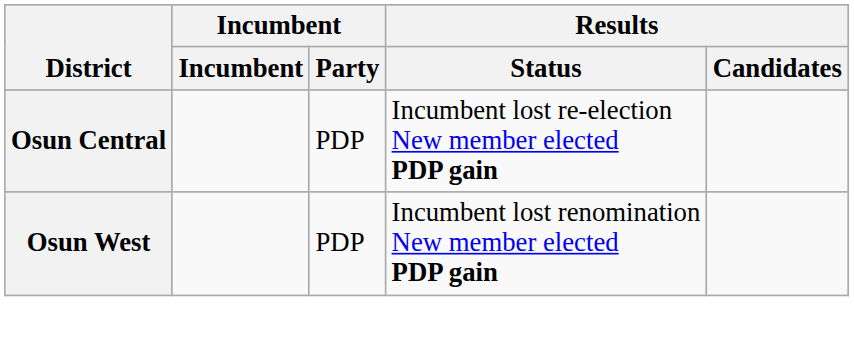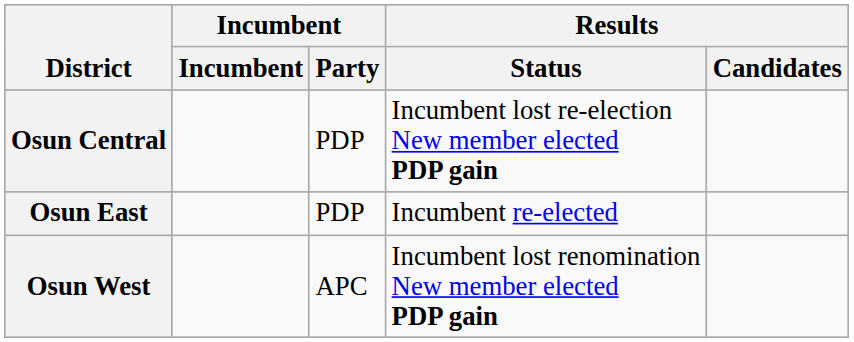+ row: (89, 212)
(340, 242) PDP -> (341, 285) APC
